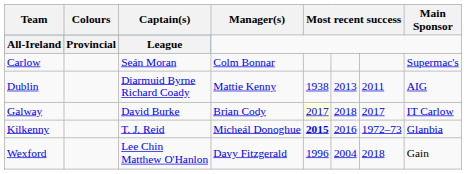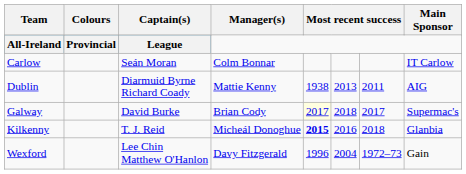(433, 62) Supermac's -> (430, 62) IT Carlow
(430, 111) IT Carlow -> (433, 111) Supermac's
(382, 129) 1972–73 -> (373, 129) 2018
(373, 153) 2018 -> (382, 153) 1972–73
